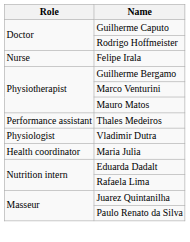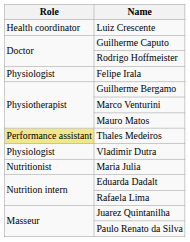+ row: (126, 27)
(18, 58) Nurse -> (31, 74) Physiologist
(49, 120) no background -> (49, 136) khaki background
(43, 151) Health coordinator -> (29, 167) Nutritionist
